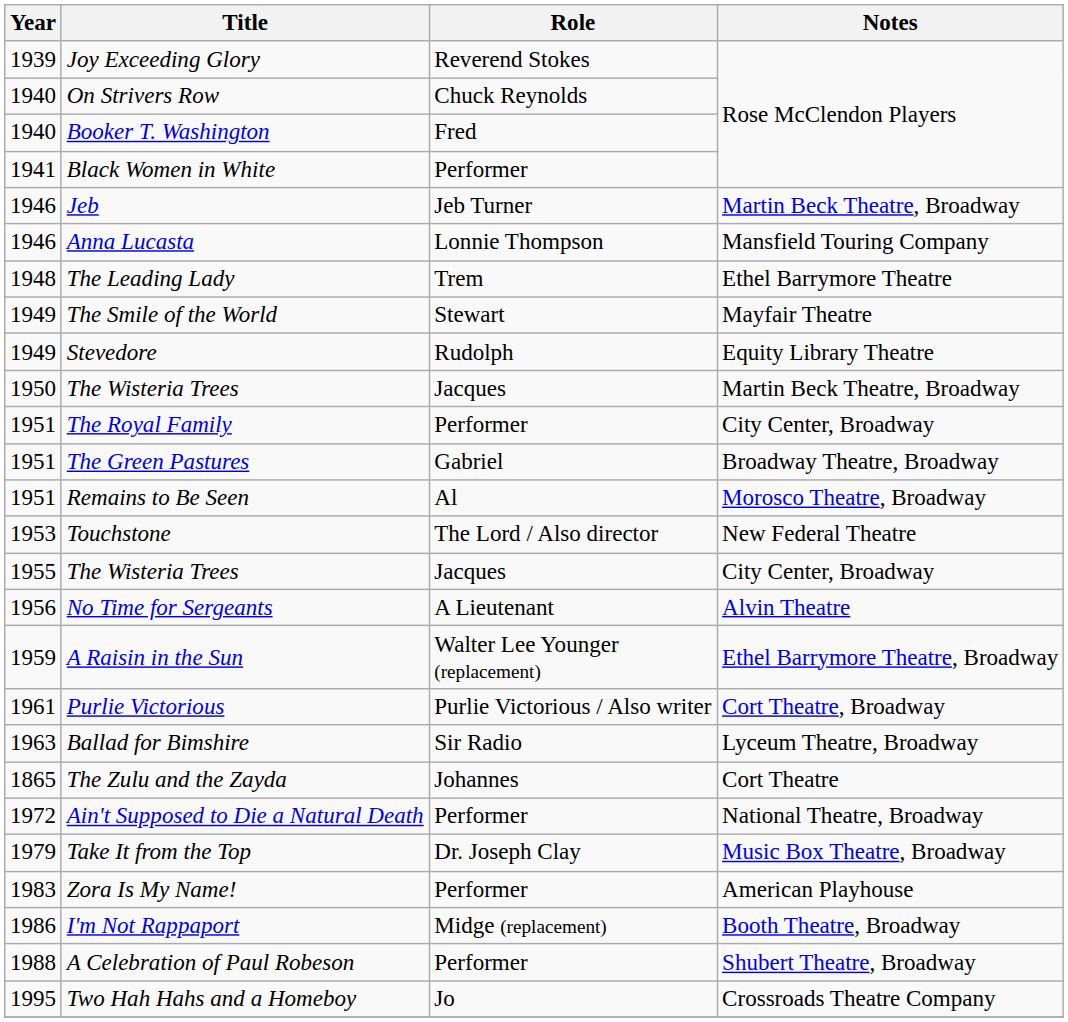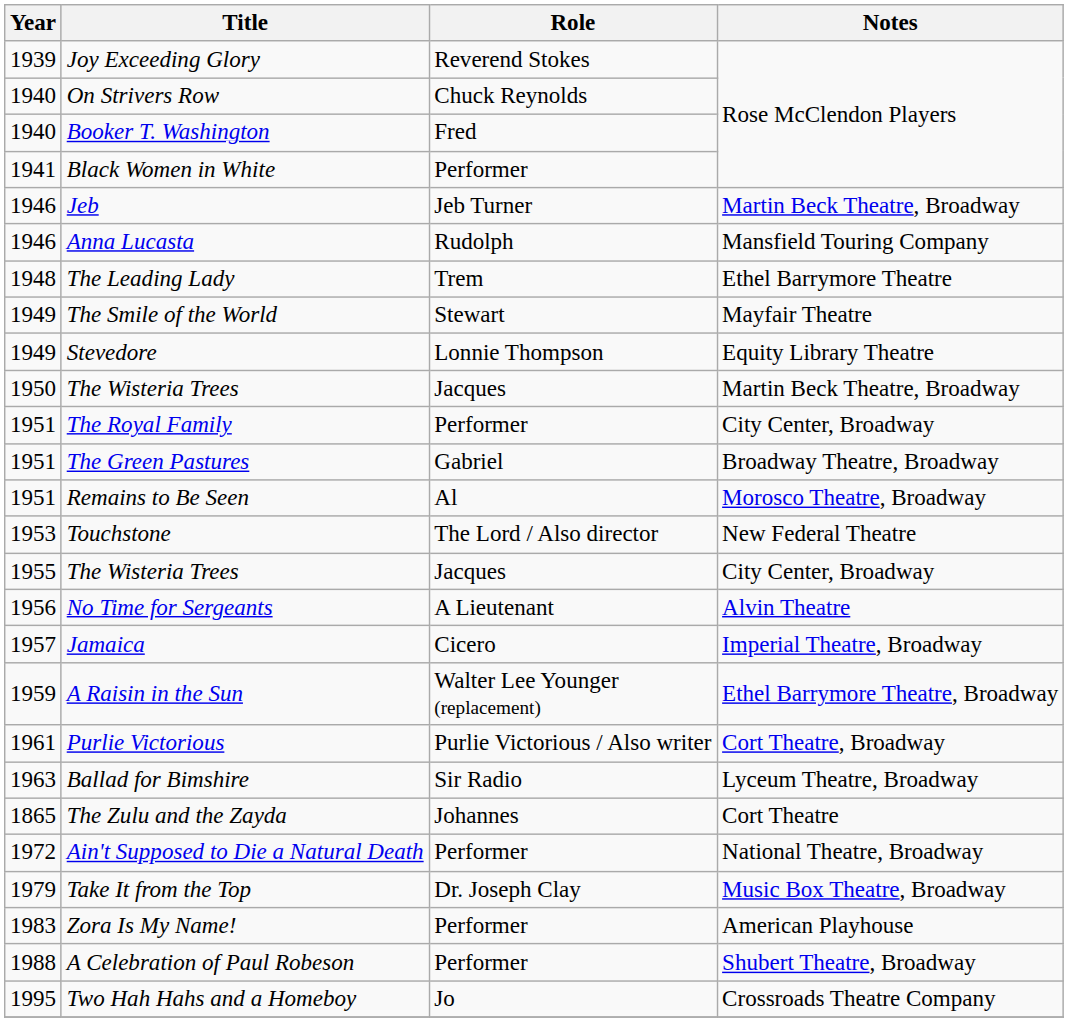(519, 242) Lonnie Thompson -> (474, 242) Rudolph
(474, 351) Rudolph -> (519, 351) Lonnie Thompson
+ row: (33, 643)
- row: (33, 925)
